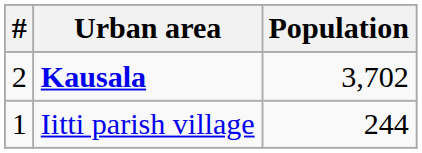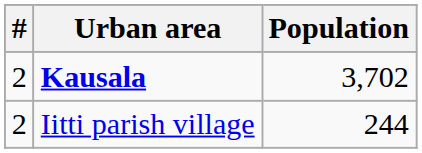(19, 123) 1 -> (19, 123) 2
